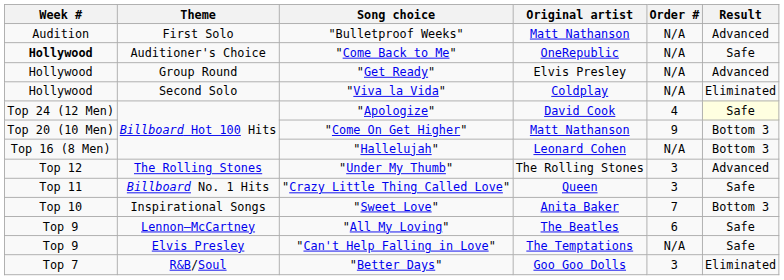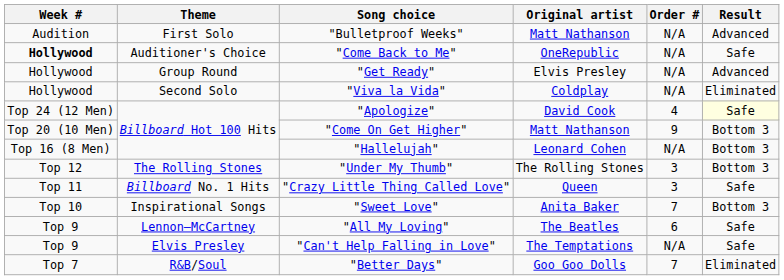(741, 168) Advanced -> (741, 168) Bottom 3
(674, 265) 3 -> (674, 265) 7
